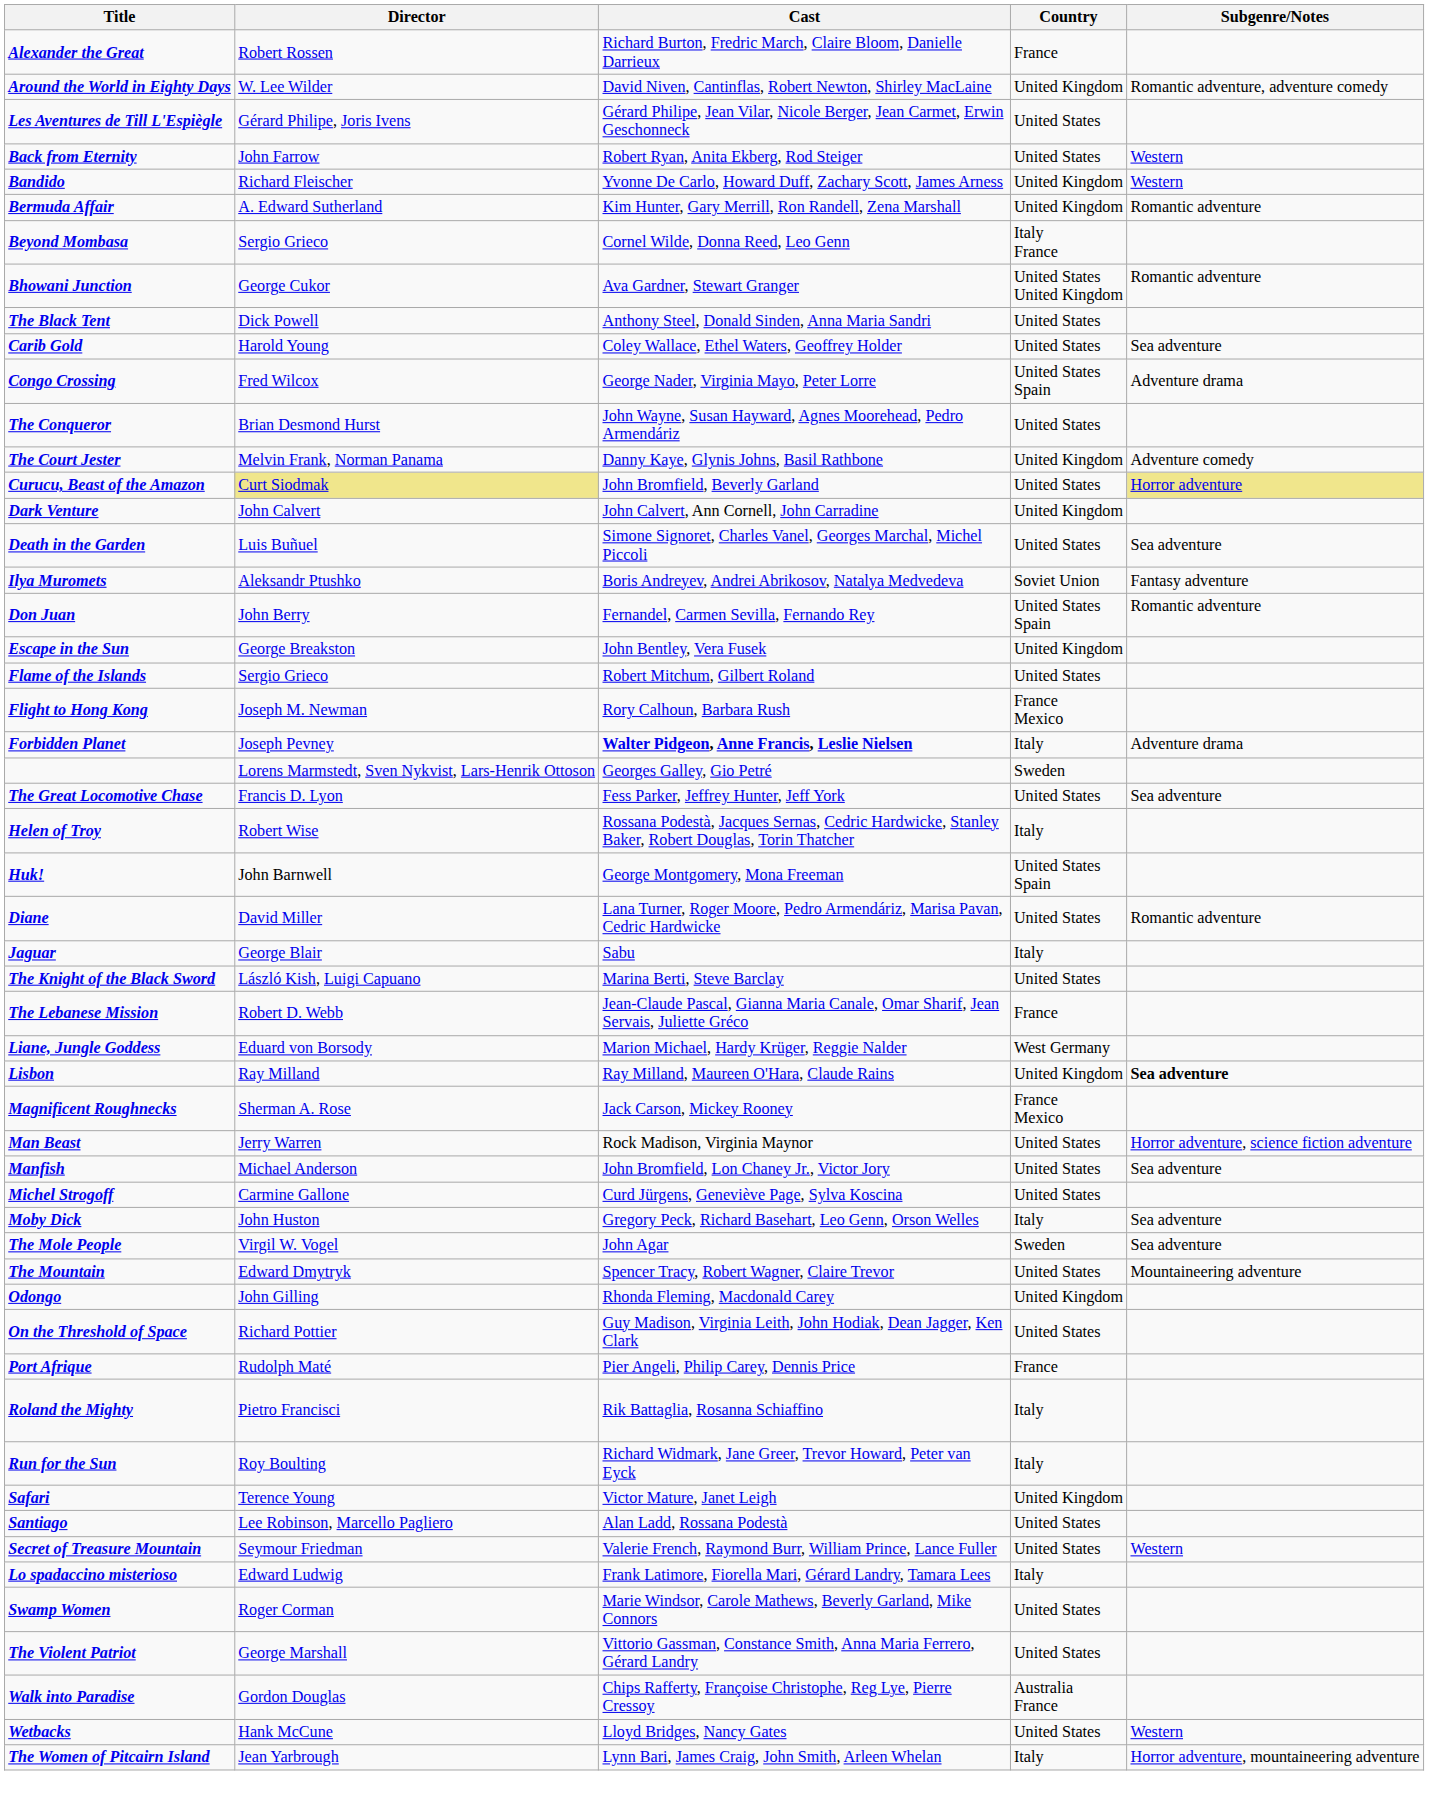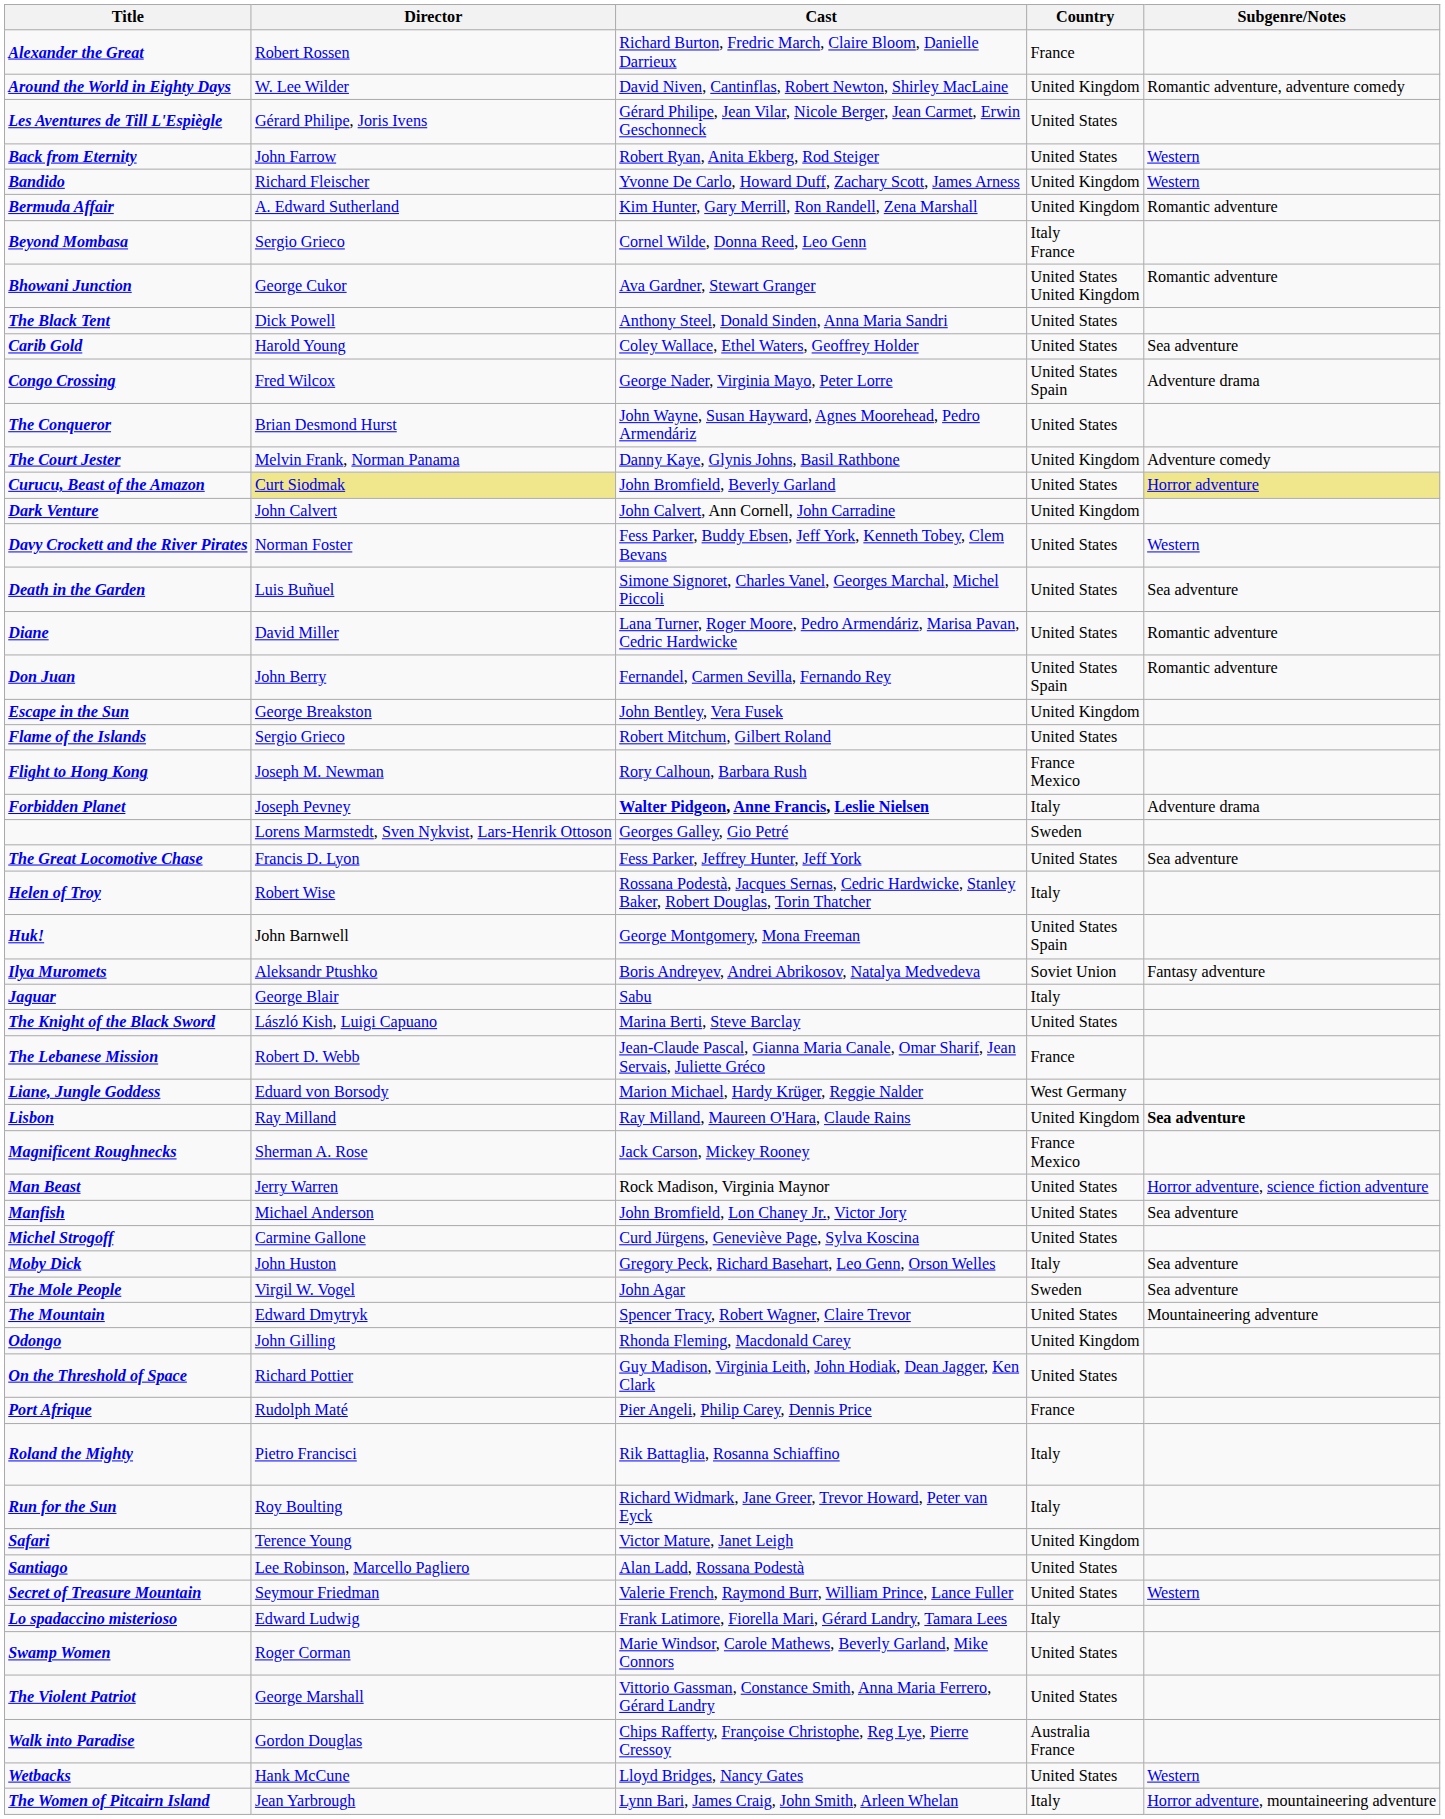+ row: (128, 545)
rows swapped: (28, 918) <-> (57, 580)
